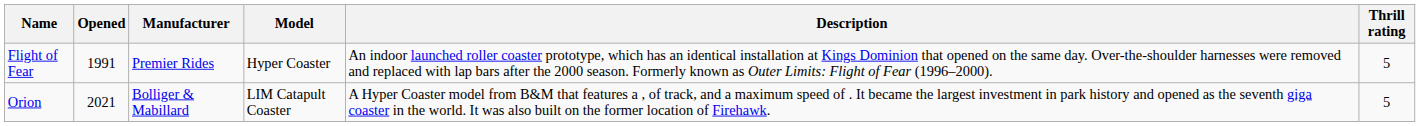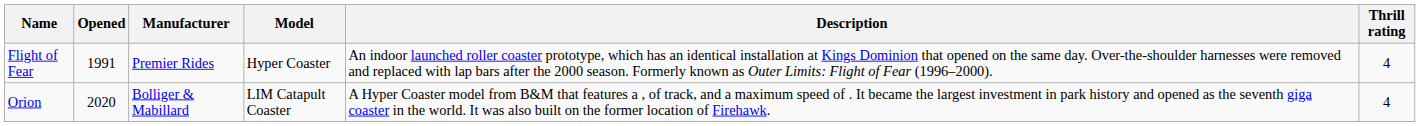(1387, 63) 5 -> (1387, 63) 4
(101, 102) 2021 -> (101, 102) 2020
(1387, 102) 5 -> (1387, 102) 4
